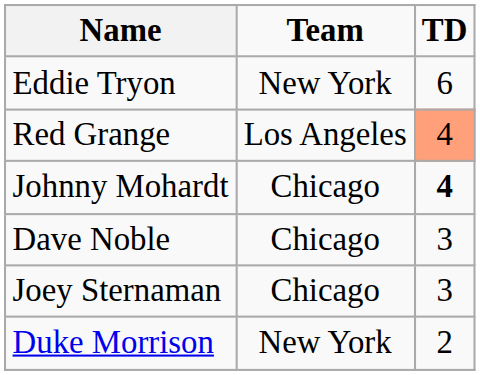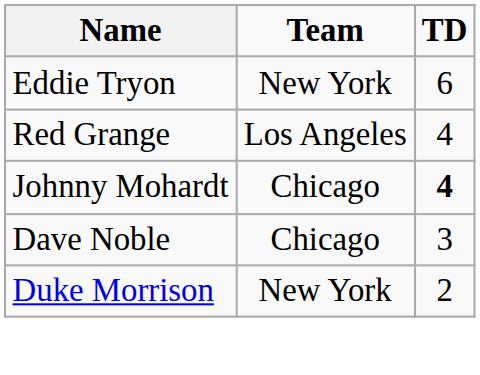(445, 134) lightsalmon background -> (445, 134) no background
- row: (117, 290)
